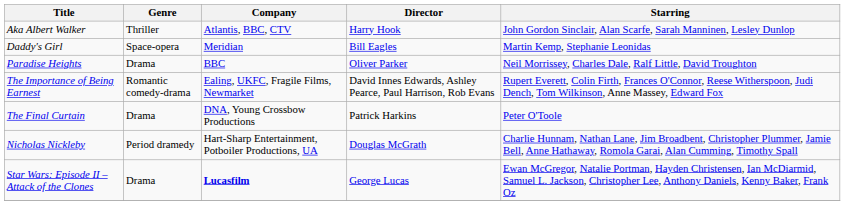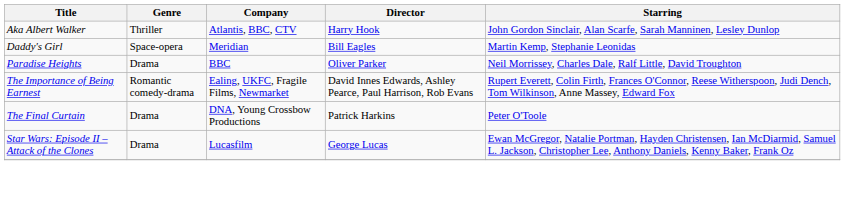- row: (46, 145)
(227, 180) bold -> (231, 145) normal
